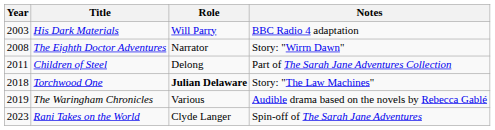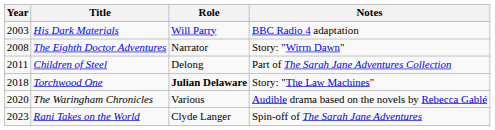(18, 99) 2019 -> (18, 99) 2020
